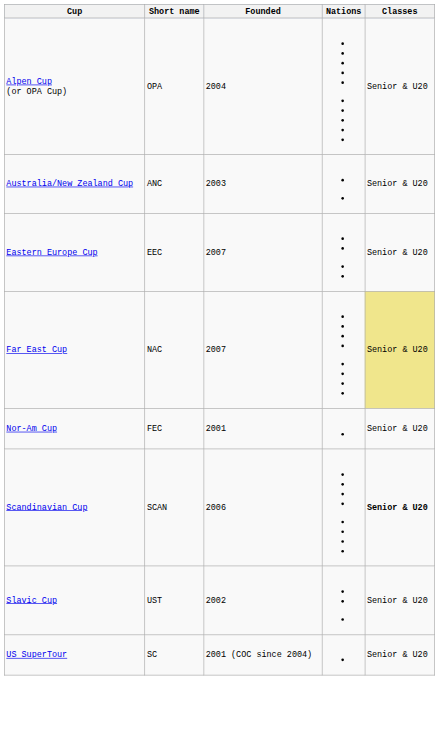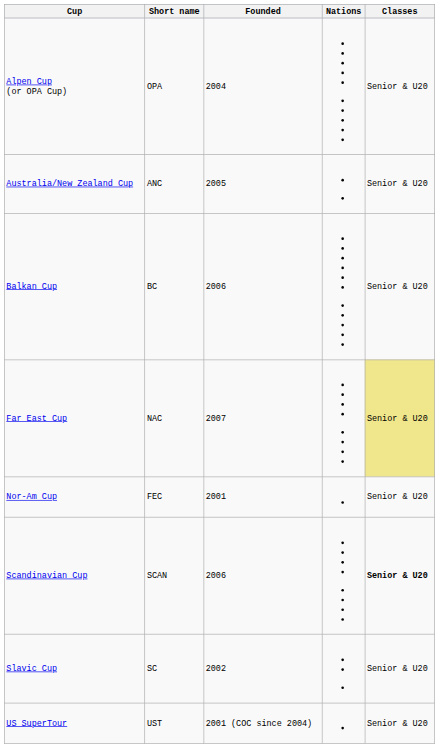(216, 184) 2003 -> (216, 184) 2005
+ row: (32, 287)
- row: (52, 252)
(154, 600) UST -> (152, 669) SC
(152, 655) SC -> (154, 723) UST
